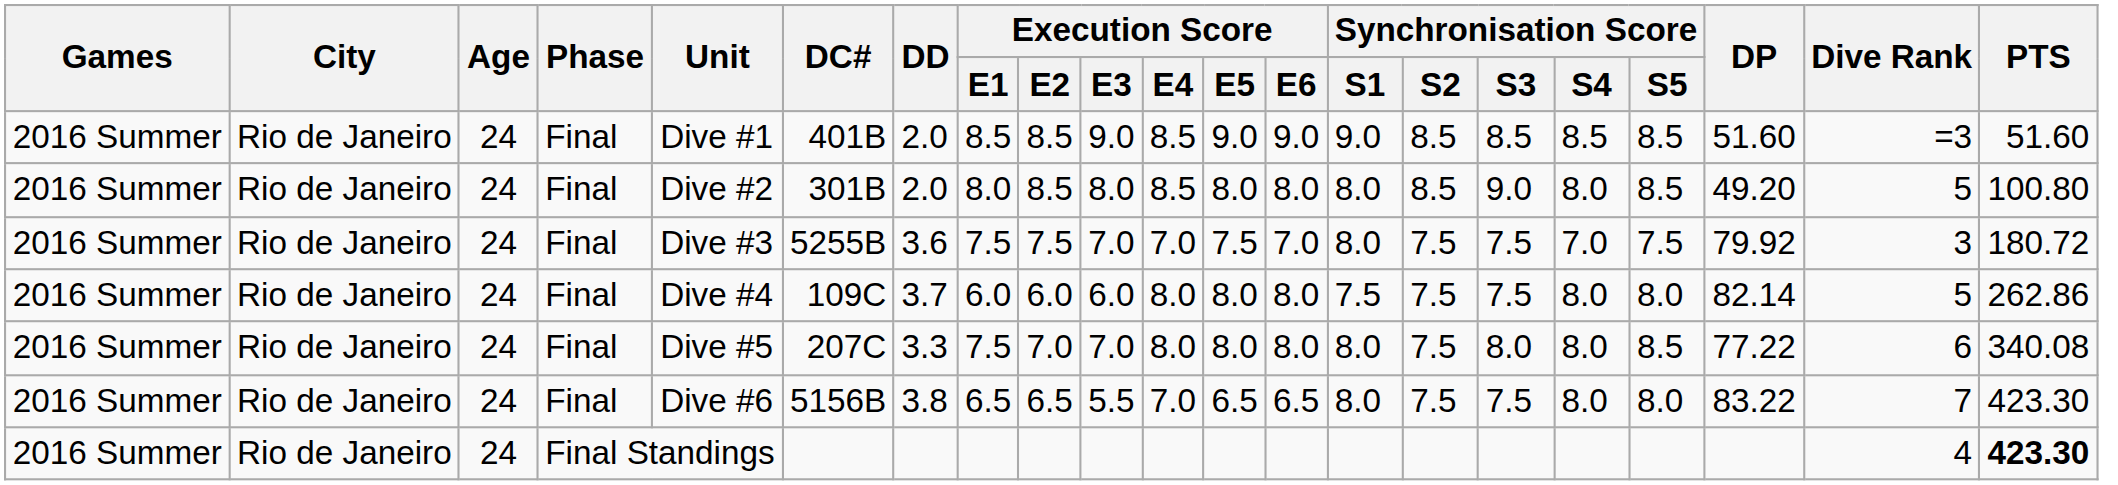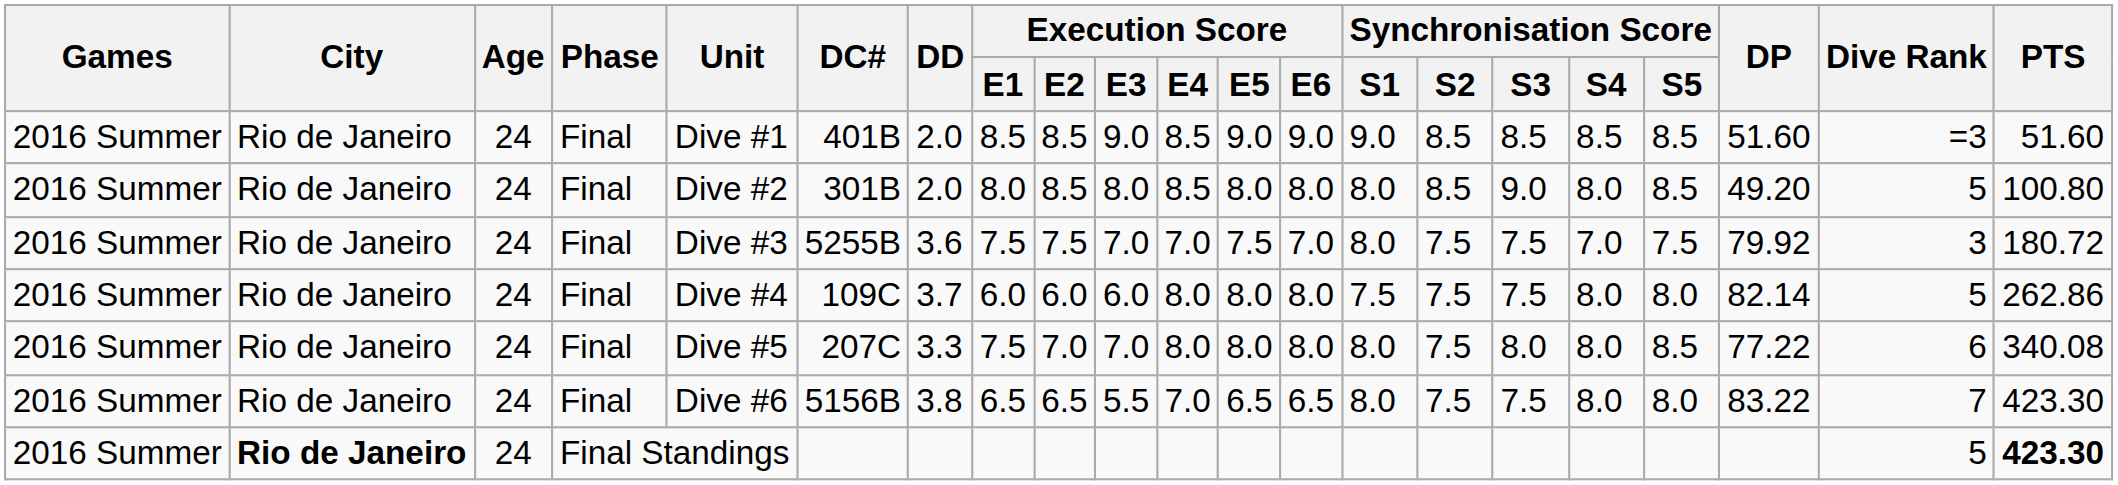(344, 453) normal -> (352, 453) bold
(1963, 453) 4 -> (1978, 453) 5
